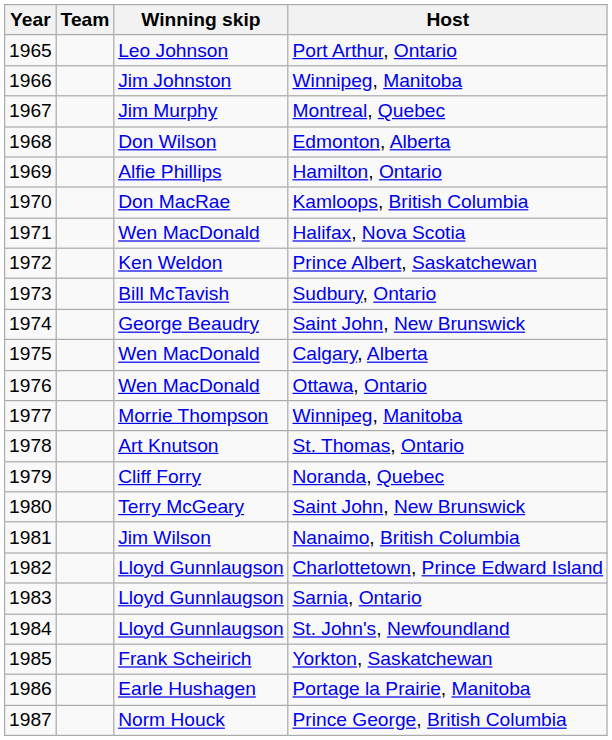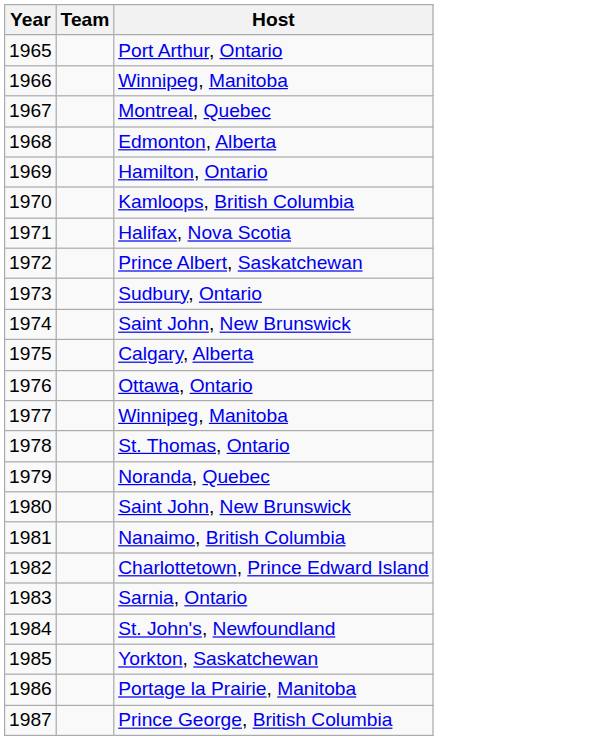- column: (201, 19)
